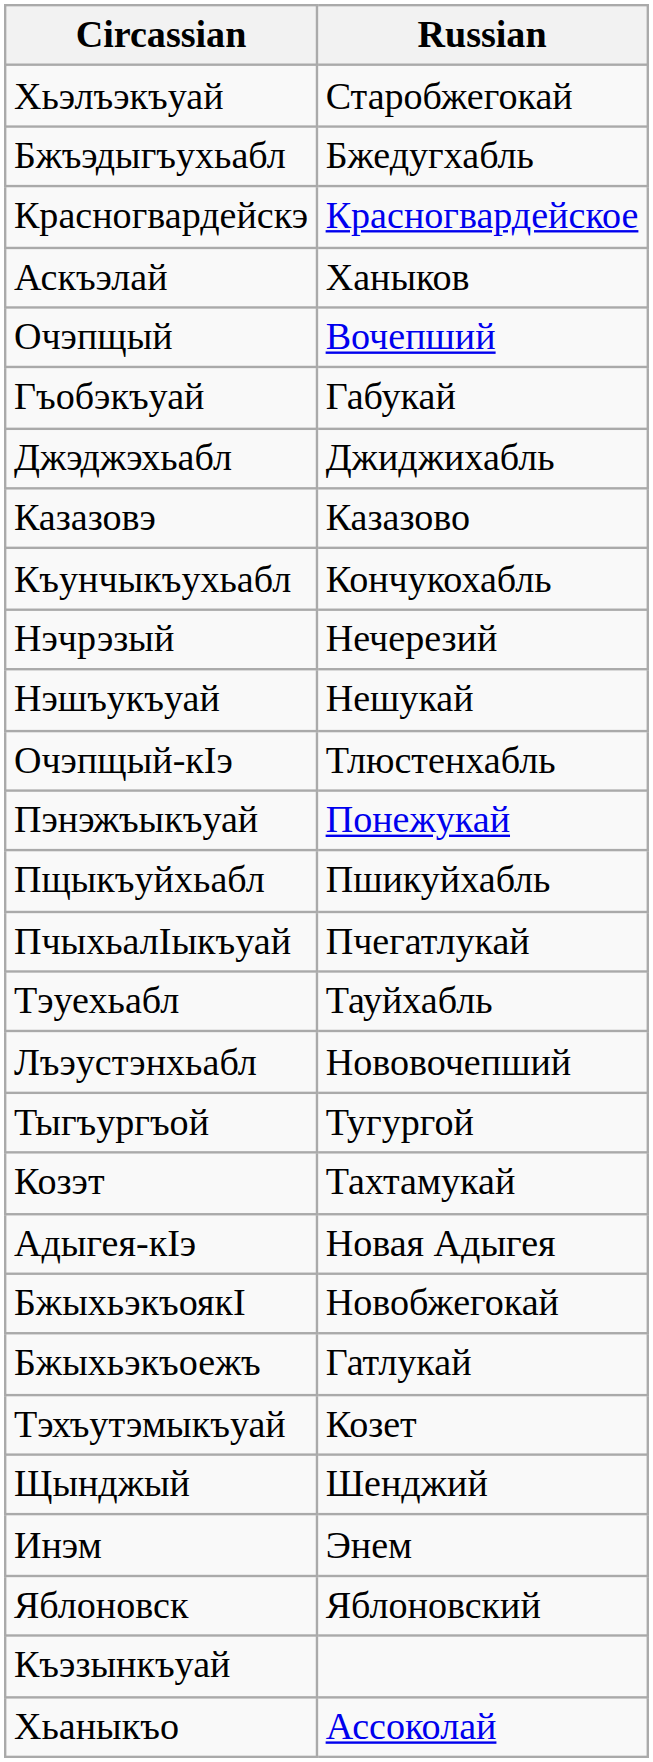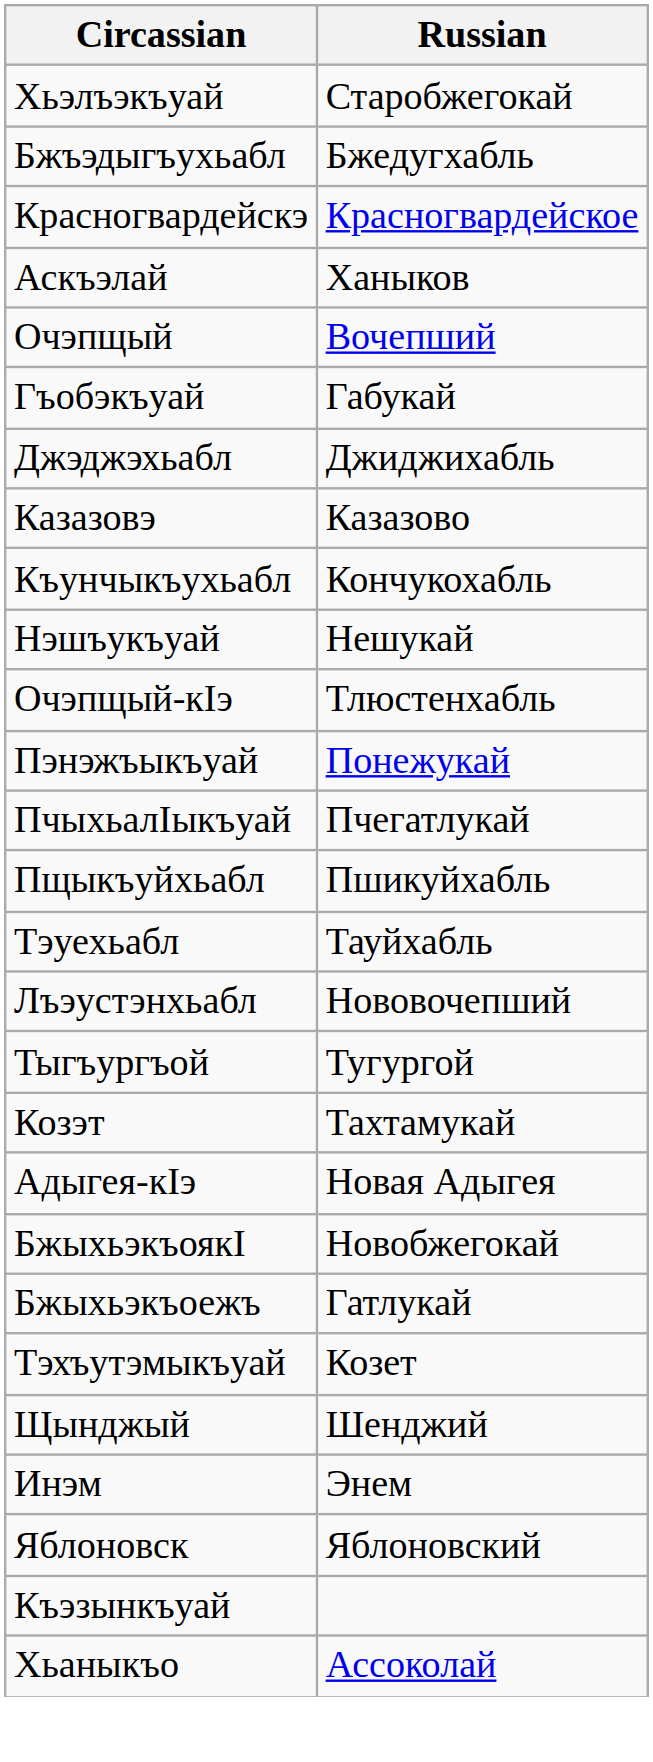- row: (94, 638)
rows swapped: (153, 940) <-> (139, 880)
